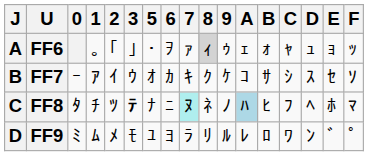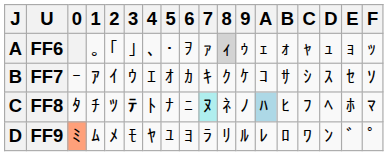+ column: (152, 19)
(76, 135) no background -> (76, 135) lightsalmon background
